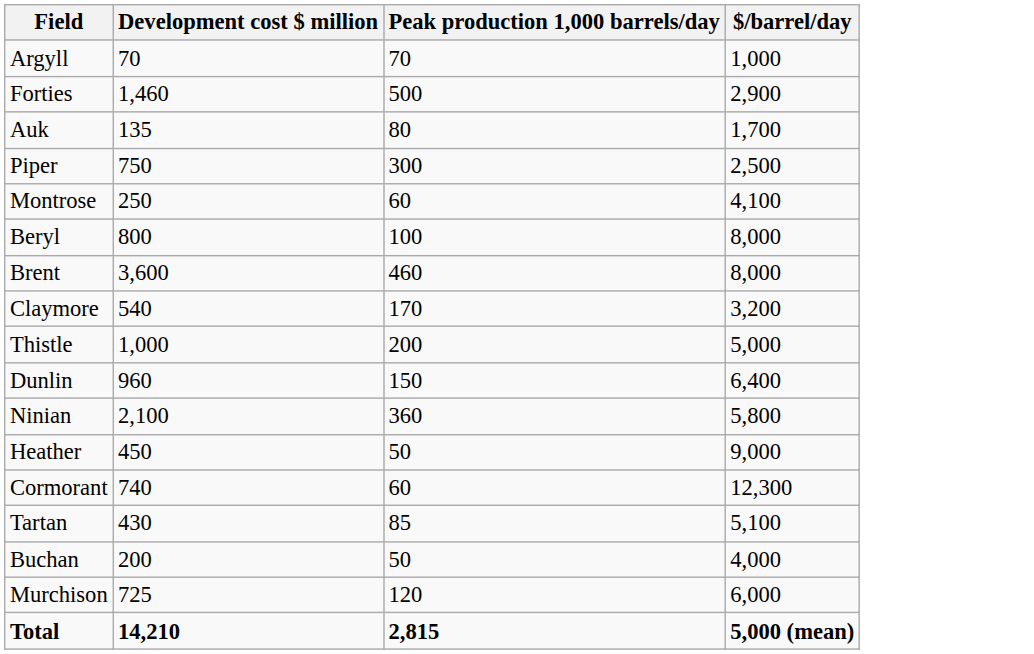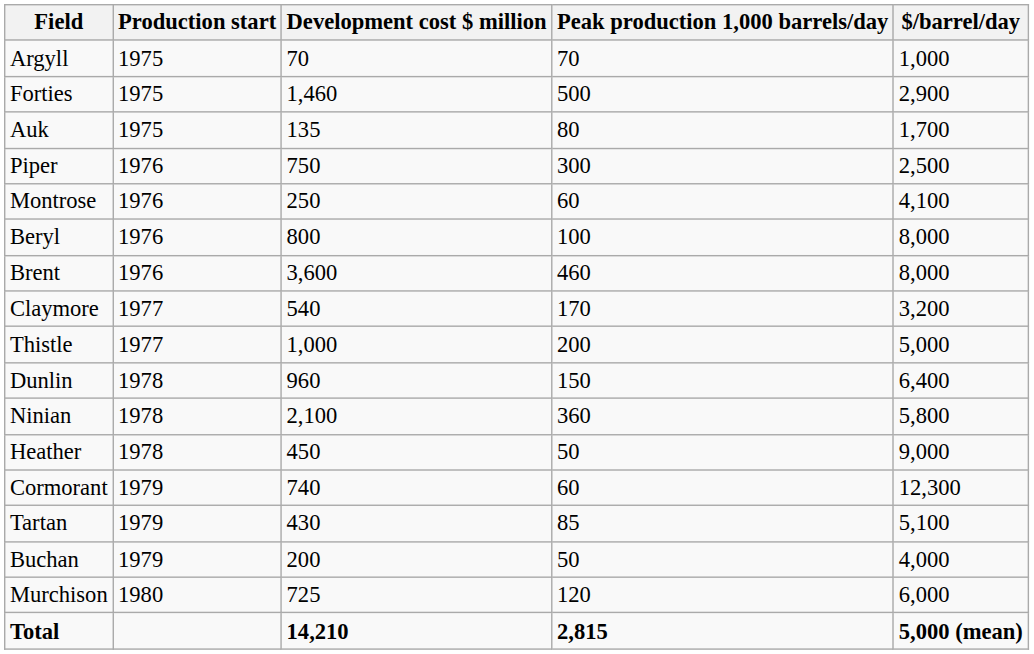+ column: (197, 22)
